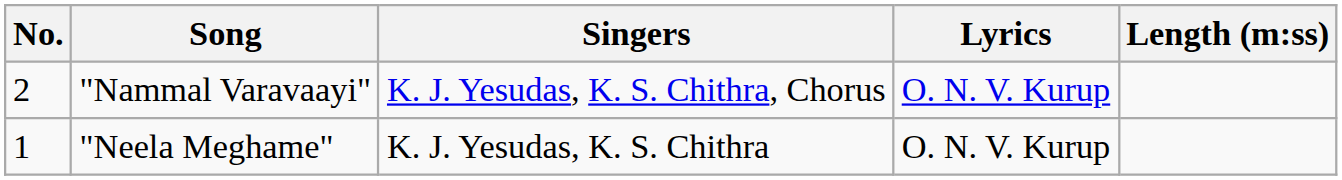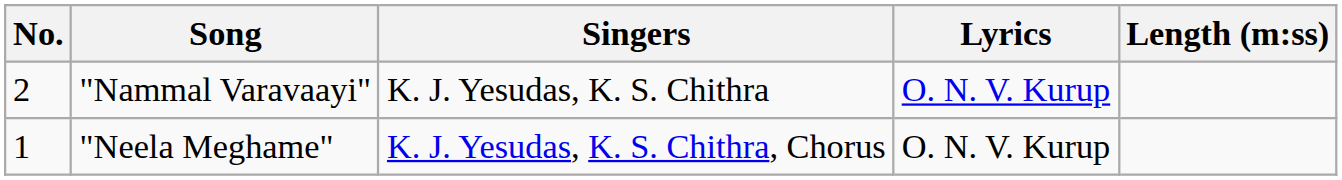(636, 89) K. J. Yesudas, K. S. Chithra, Chorus -> (578, 89) K. J. Yesudas, K. S. Chithra
(578, 146) K. J. Yesudas, K. S. Chithra -> (636, 146) K. J. Yesudas, K. S. Chithra, Chorus
